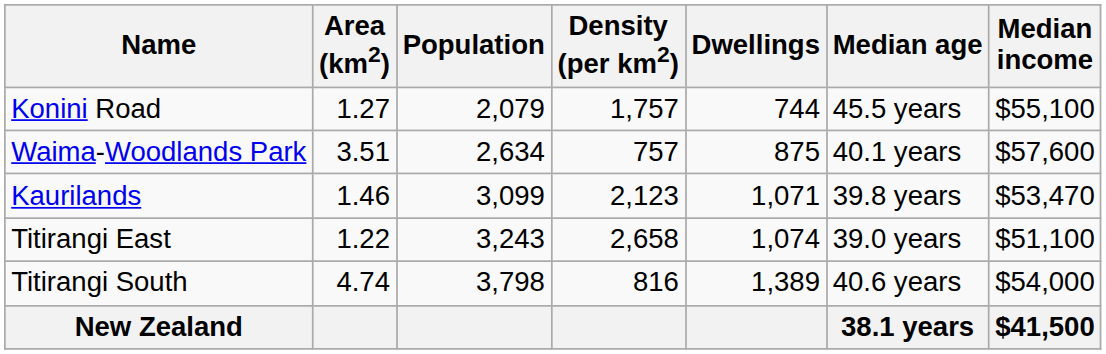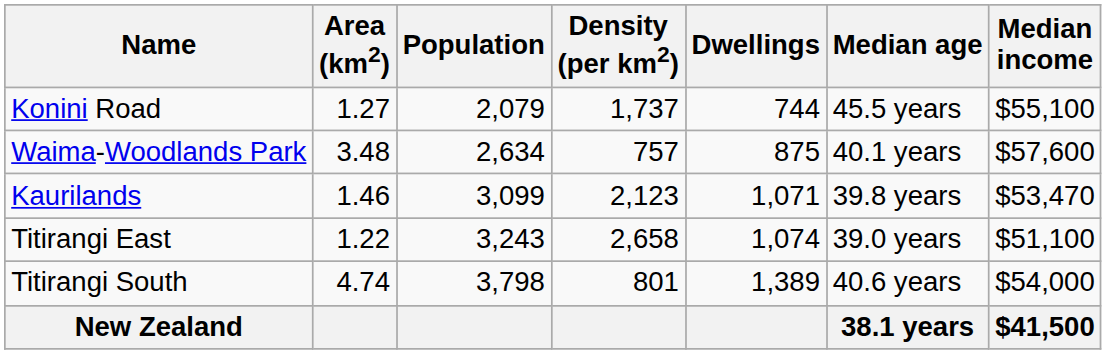(644, 108) 1,757 -> (644, 108) 1,737
(363, 152) 3.51 -> (363, 152) 3.48
(656, 282) 816 -> (656, 282) 801
